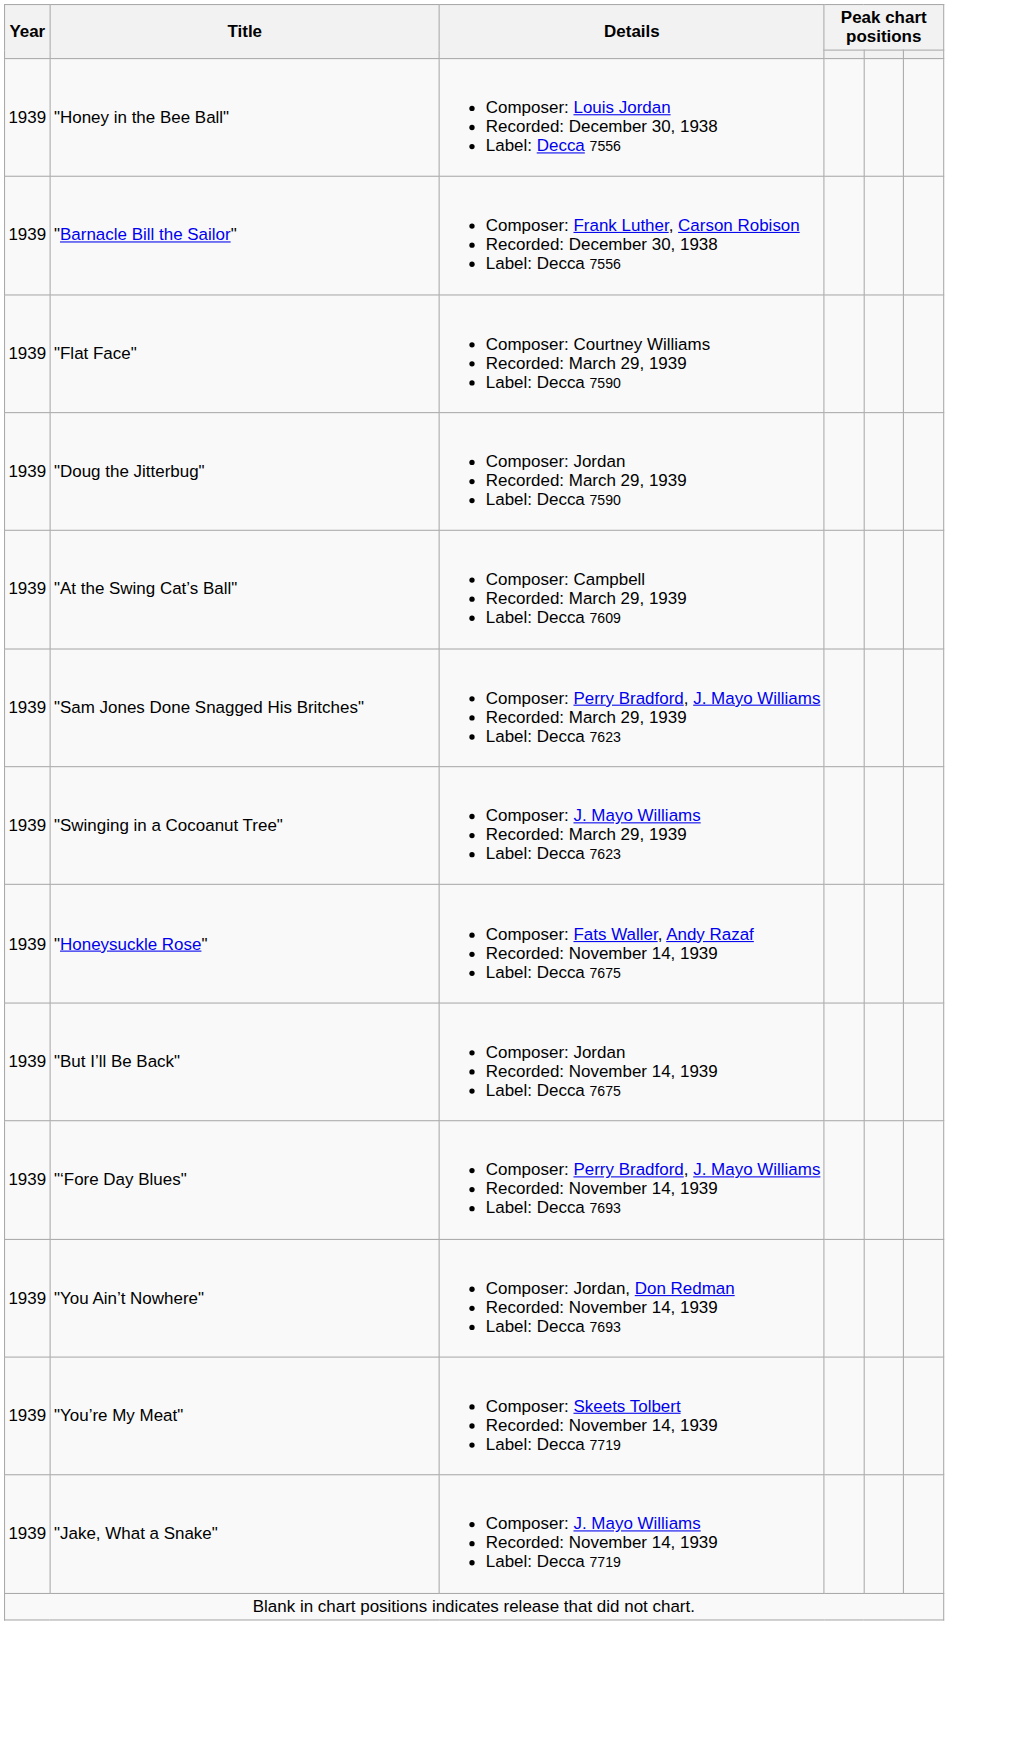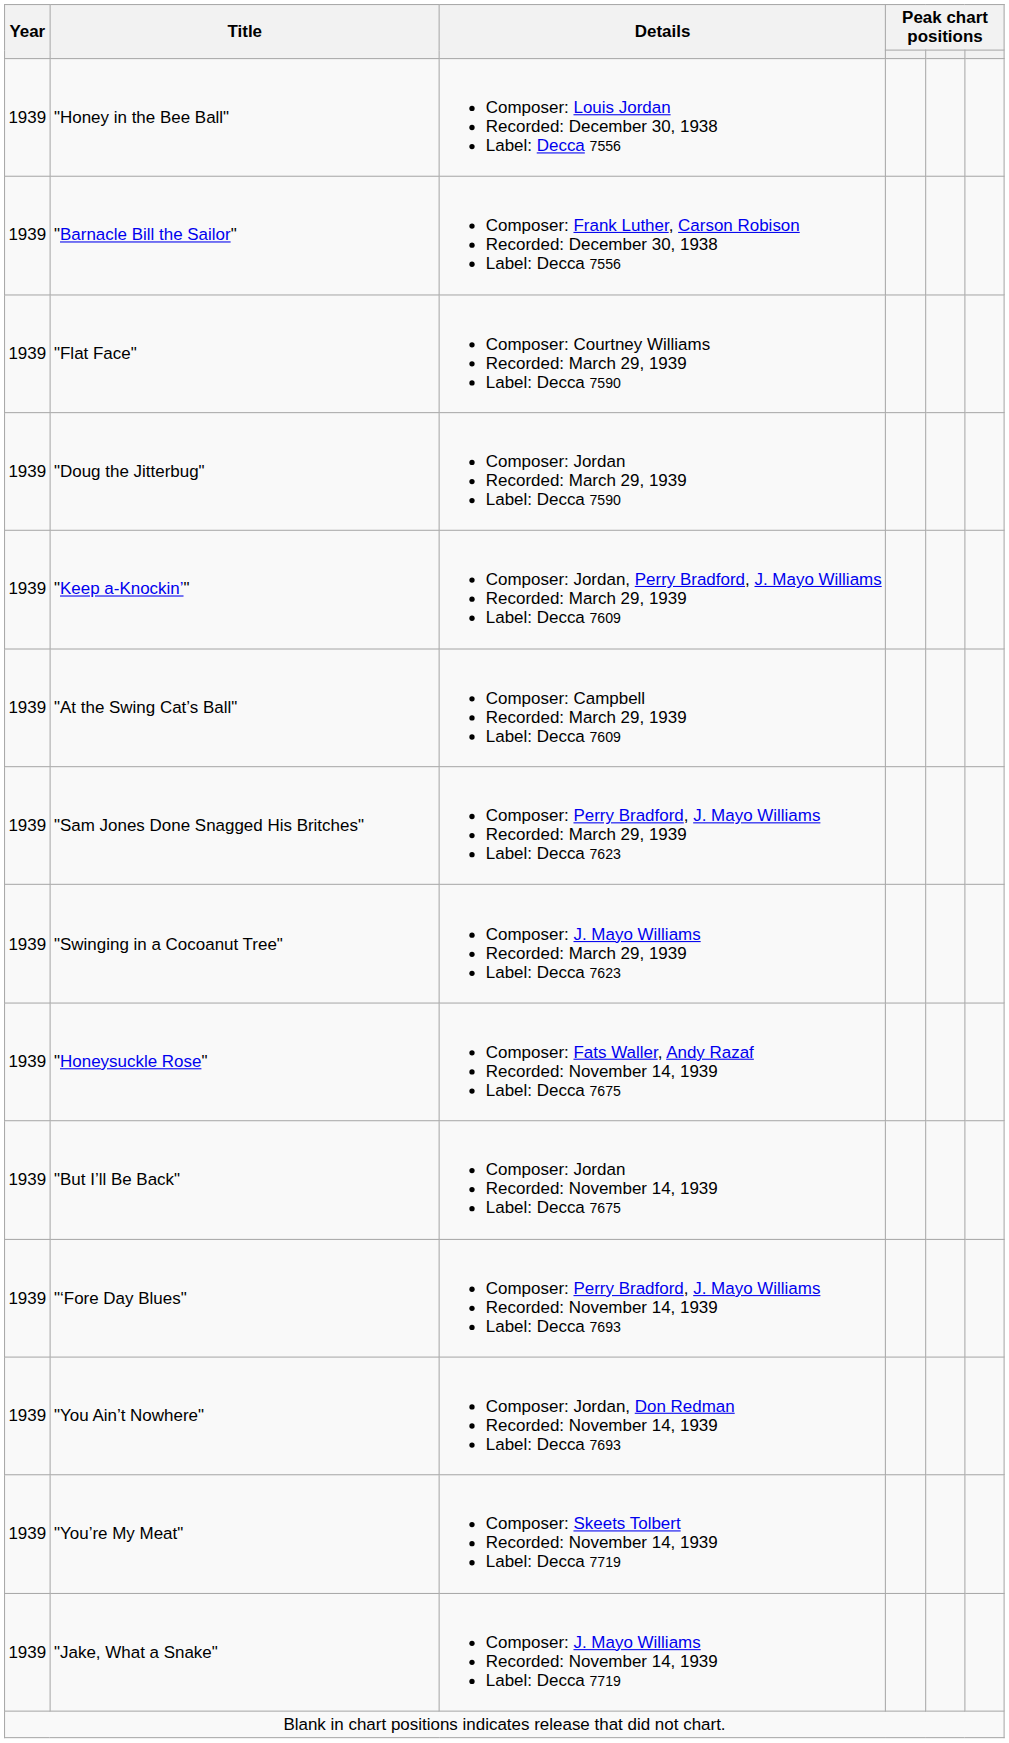+ row: (122, 589)
